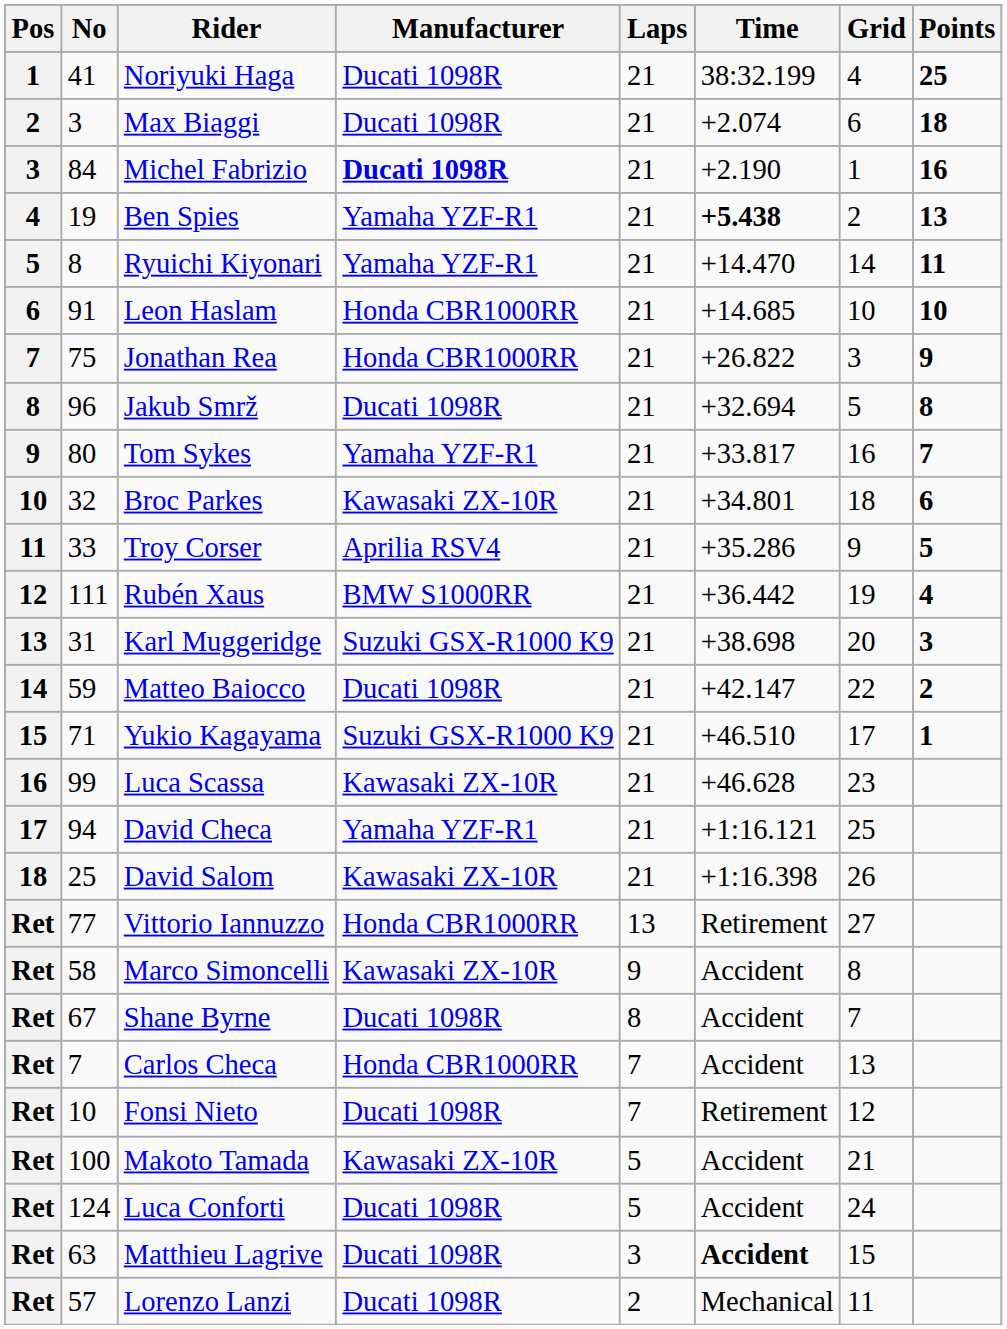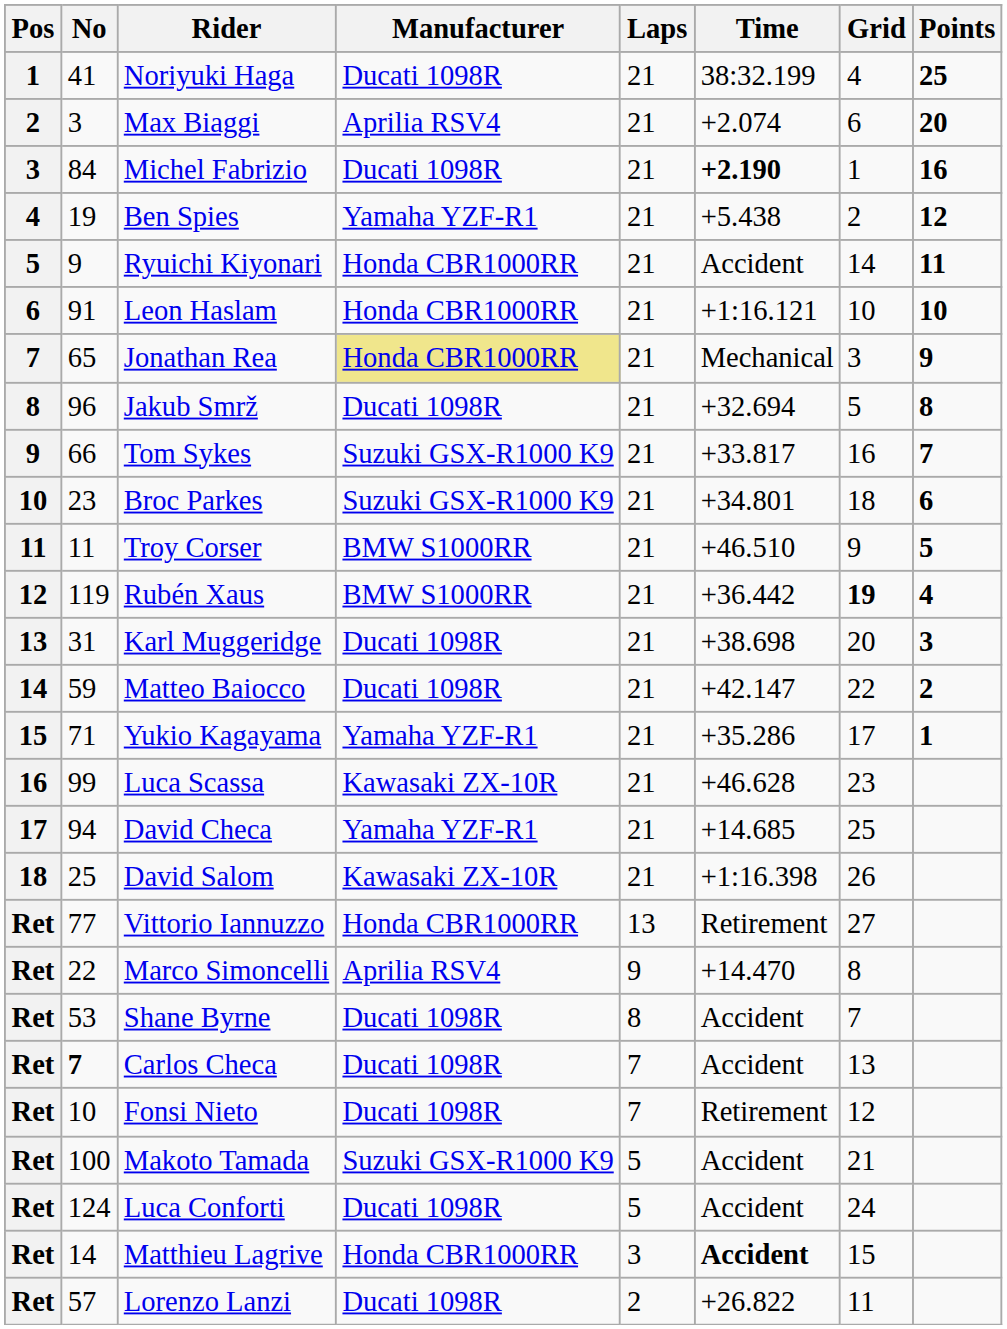(422, 122) Ducati 1098R -> (421, 122) Aprilia RSV4
(933, 122) 18 -> (933, 122) 20
(425, 169) bold -> (422, 169) normal
(741, 169) normal -> (741, 169) bold
(741, 216) bold -> (741, 216) normal
(933, 216) 13 -> (933, 216) 12
(75, 263) 8 -> (75, 263) 9
(440, 263) Yamaha YZF-R1 -> (460, 263) Honda CBR1000RR
(748, 263) +14.470 -> (752, 263) Accident
(748, 310) +14.685 -> (759, 310) +1:16.121
(82, 358) 75 -> (82, 358) 65
(460, 358) no background -> (460, 358) khaki background
(748, 358) +26.822 -> (767, 358) Mechanical
(82, 452) 80 -> (82, 452) 66
(440, 452) Yamaha YZF-R1 -> (478, 452) Suzuki GSX-R1000 K9
(82, 499) 32 -> (82, 499) 23
(450, 499) Kawasaki ZX-10R -> (478, 499) Suzuki GSX-R1000 K9
(82, 546) 33 -> (81, 546) 11
(421, 546) Aprilia RSV4 -> (437, 546) BMW S1000RR
(748, 546) +35.286 -> (748, 546) +46.510
(88, 593) 111 -> (89, 593) 119
(861, 593) normal -> (861, 593) bold
(478, 640) Suzuki GSX-R1000 K9 -> (422, 640) Ducati 1098R
(478, 735) Suzuki GSX-R1000 K9 -> (440, 735) Yamaha YZF-R1
(748, 735) +46.510 -> (748, 735) +35.286
(759, 829) +1:16.121 -> (748, 829) +14.685
(82, 970) 58 -> (82, 970) 22
(450, 970) Kawasaki ZX-10R -> (421, 970) Aprilia RSV4
(752, 970) Accident -> (748, 970) +14.470
(82, 1017) 67 -> (82, 1017) 53
(75, 1064) normal -> (75, 1064) bold
(460, 1064) Honda CBR1000RR -> (422, 1064) Ducati 1098R
(450, 1159) Kawasaki ZX-10R -> (478, 1159) Suzuki GSX-R1000 K9
(82, 1253) 63 -> (82, 1253) 14
(422, 1253) Ducati 1098R -> (460, 1253) Honda CBR1000RR
(767, 1300) Mechanical -> (748, 1300) +26.822
